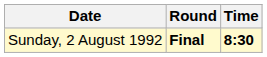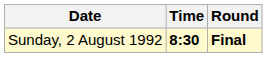columns swapped: (241, 16) <-> (193, 16)
